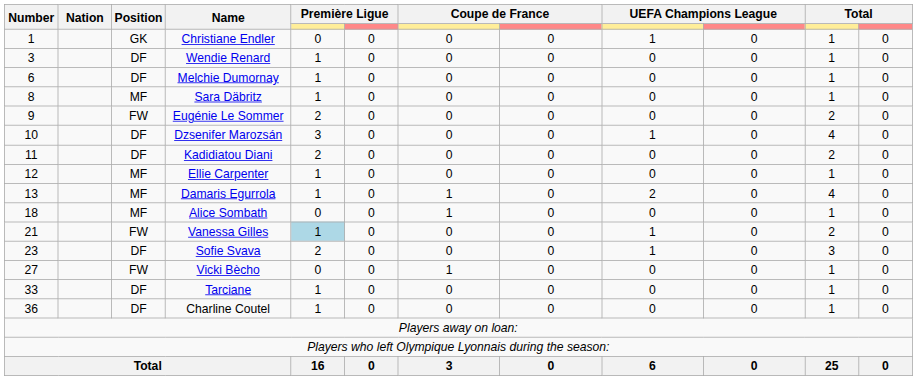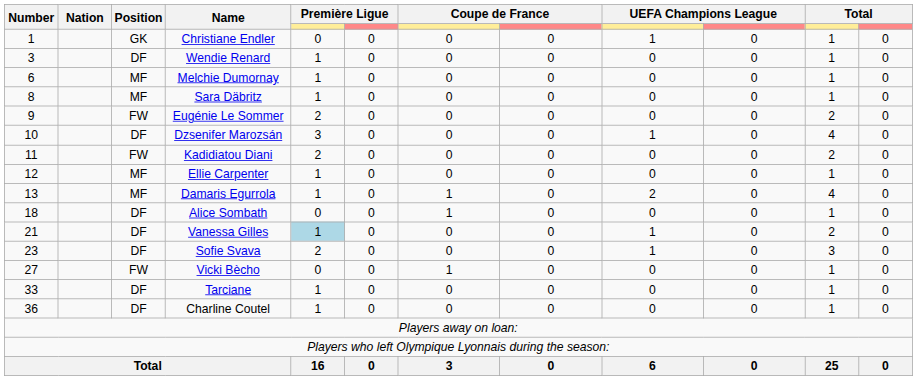(139, 78) DF -> (139, 78) MF
(139, 155) DF -> (139, 155) FW
(139, 212) MF -> (139, 212) DF
(139, 232) FW -> (139, 232) DF
